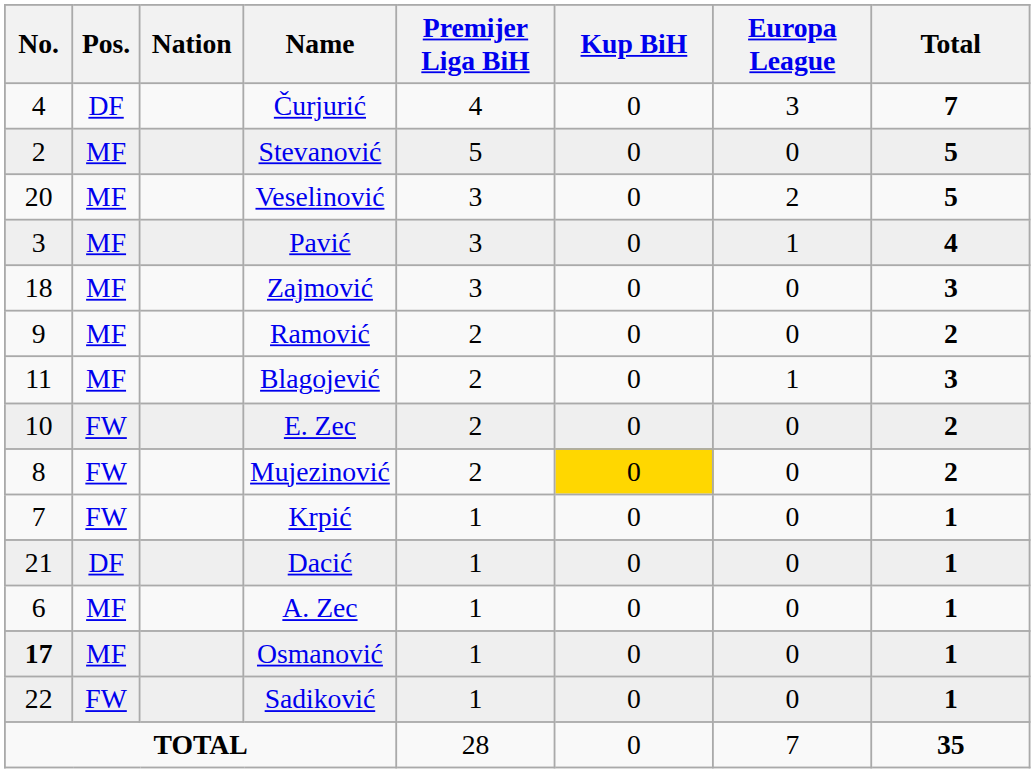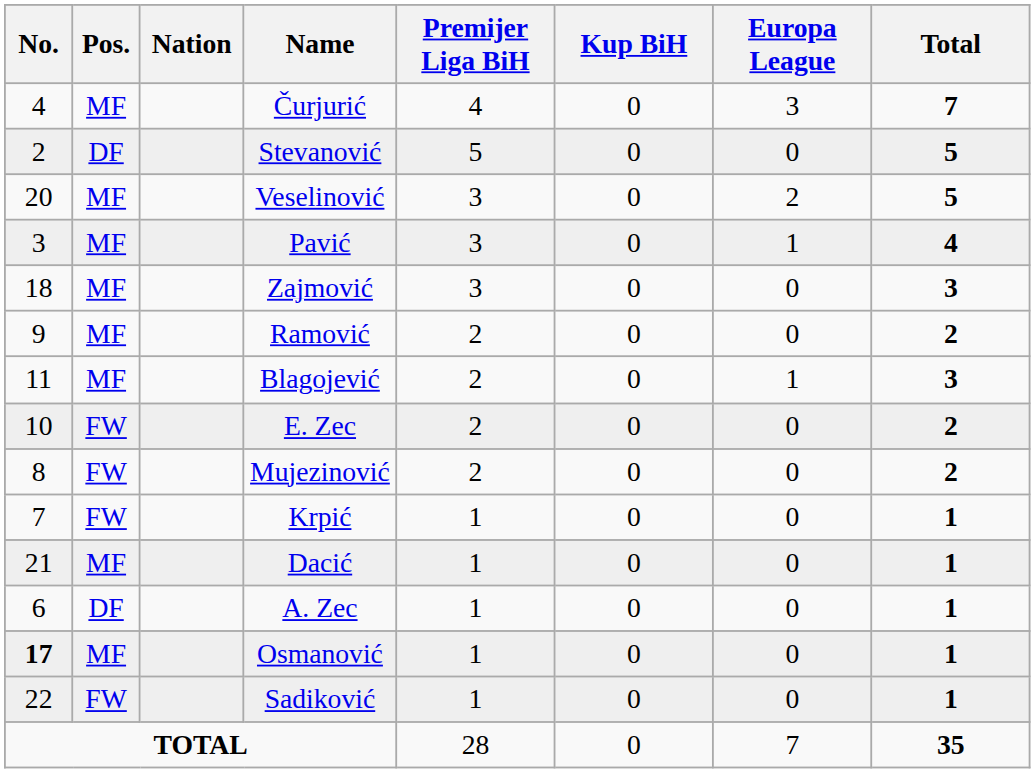(106, 105) DF -> (106, 105) MF
(106, 151) MF -> (106, 151) DF
(634, 470) gold background -> (634, 470) no background
(106, 562) DF -> (106, 562) MF
(106, 607) MF -> (106, 607) DF
